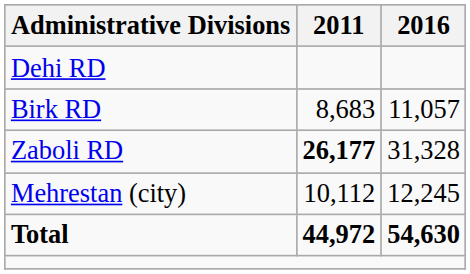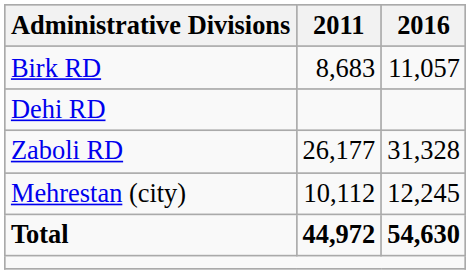rows swapped: (56, 109) <-> (58, 67)
(339, 151) bold -> (339, 151) normal
